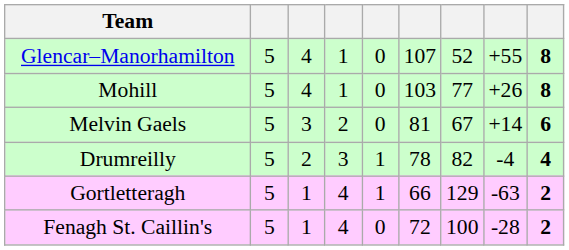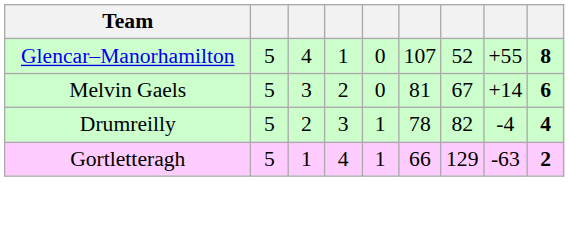- row: (128, 90)
- row: (128, 227)
